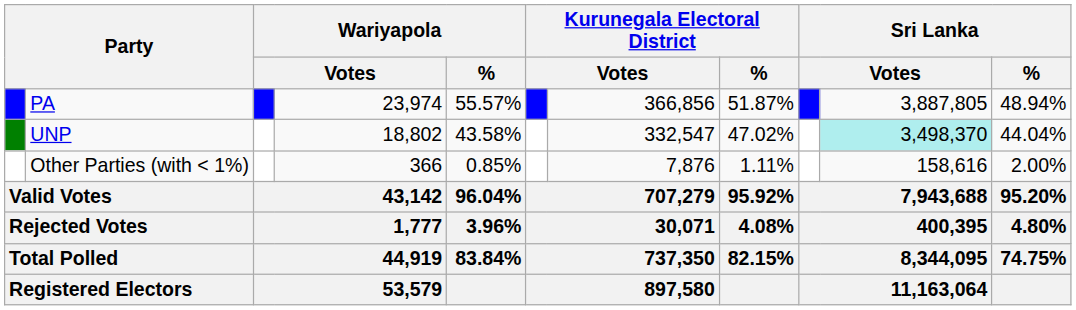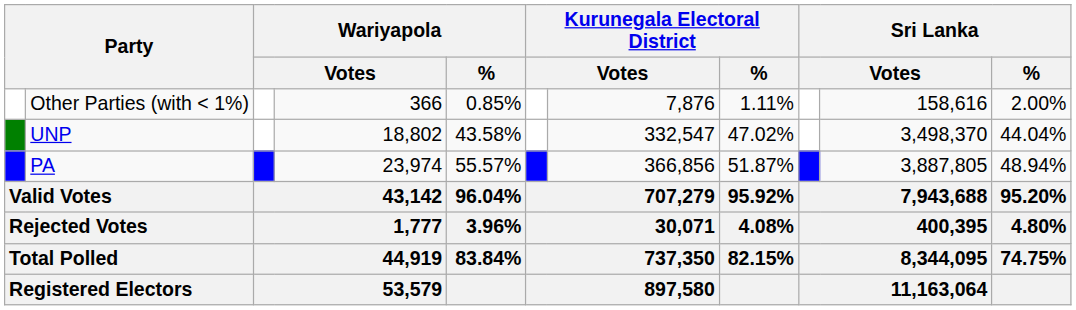rows swapped: (43, 103) <-> (140, 165)
(944, 134) paleturquoise background -> (944, 134) no background
